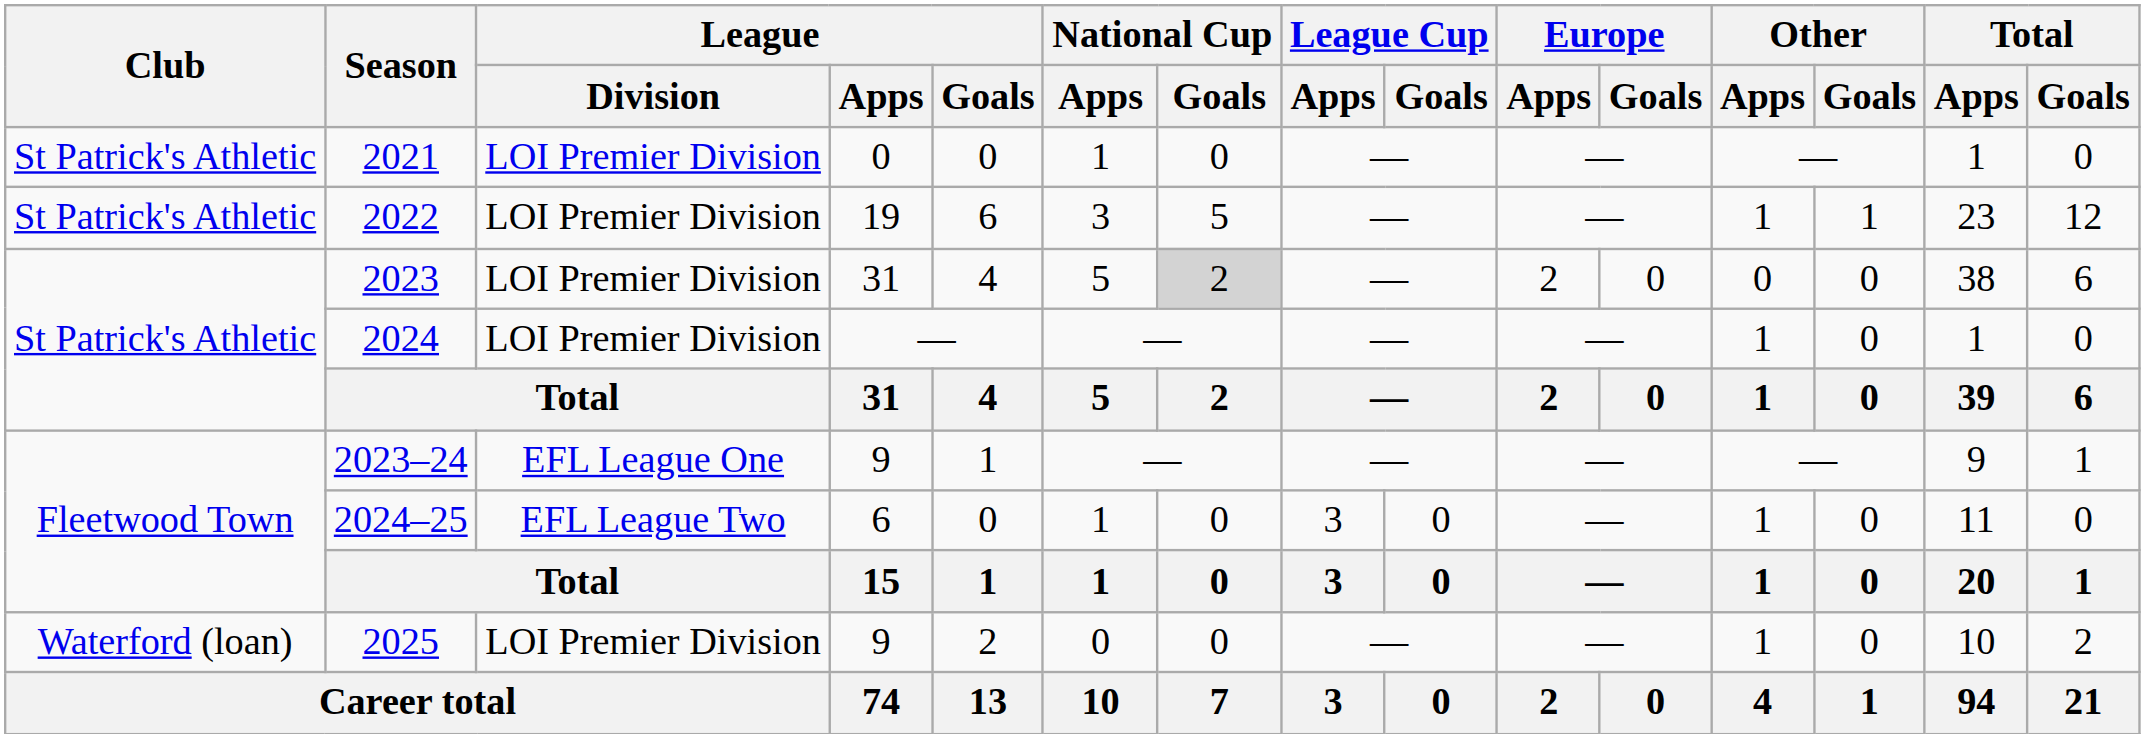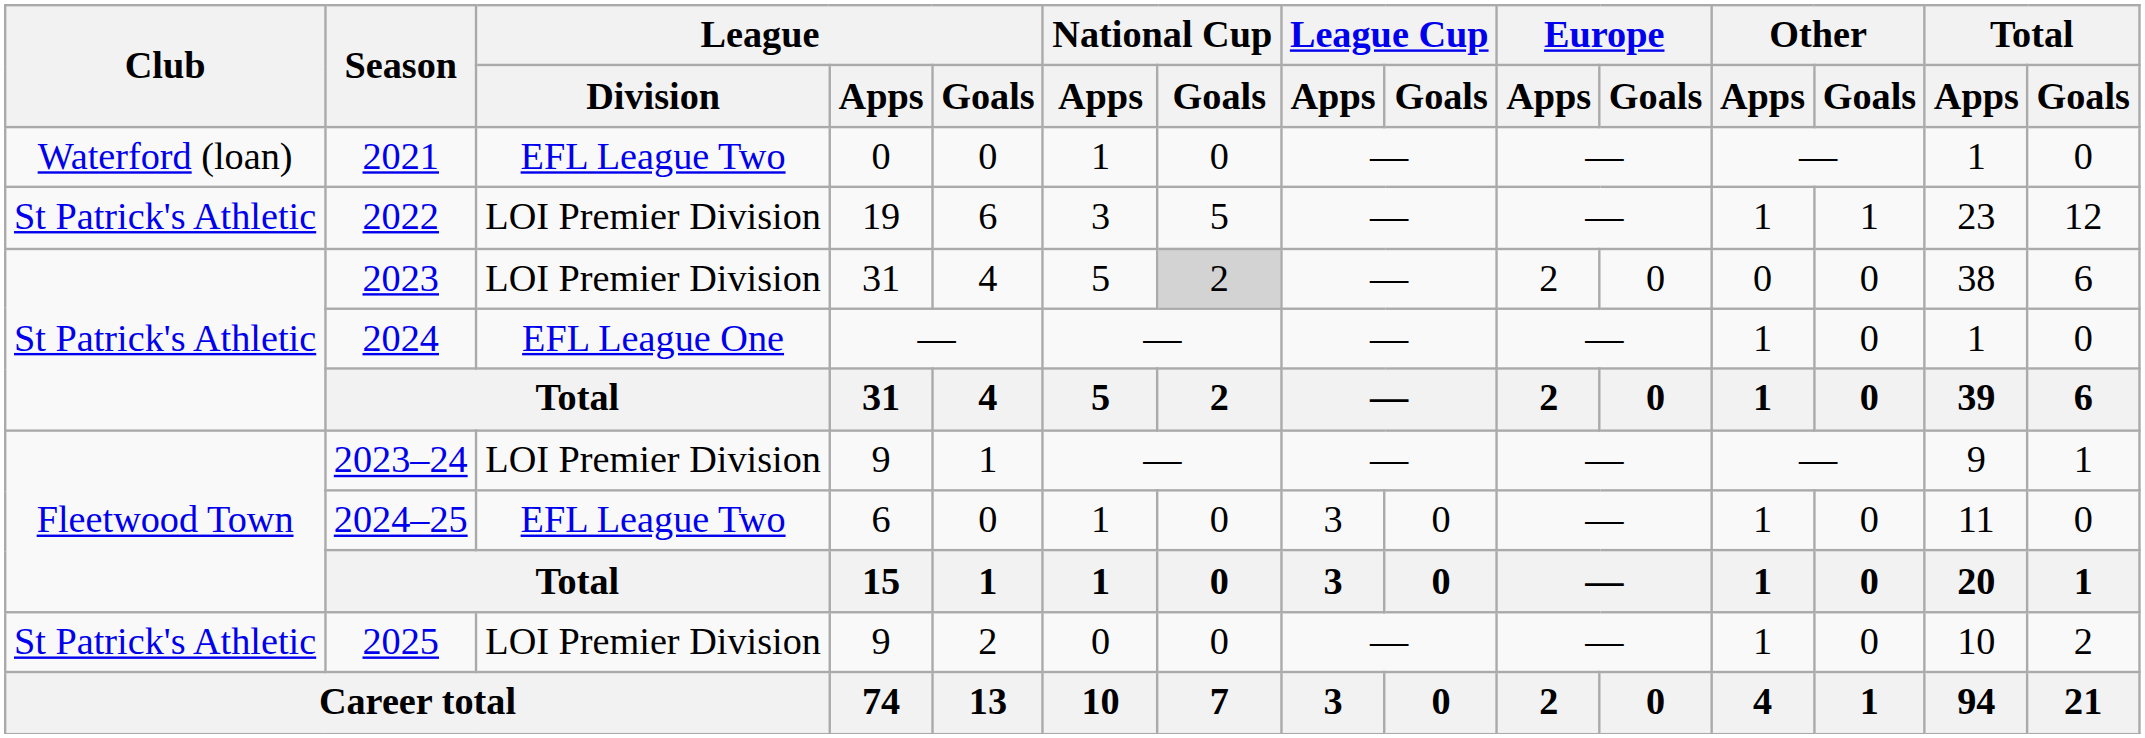(165, 156) St Patrick's Athletic -> (165, 156) Waterford (loan)
(653, 156) LOI Premier Division -> (653, 156) EFL League Two
(653, 338) LOI Premier Division -> (653, 338) EFL League One
(653, 459) EFL League One -> (653, 459) LOI Premier Division
(165, 641) Waterford (loan) -> (165, 641) St Patrick's Athletic
